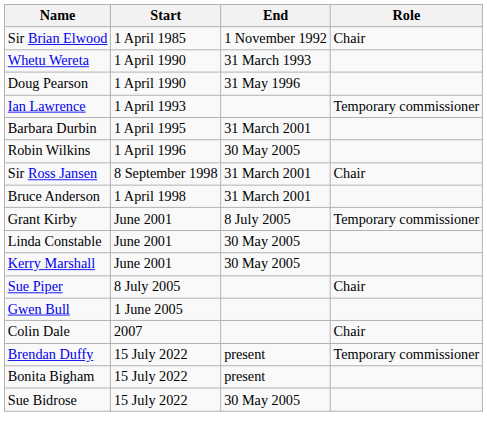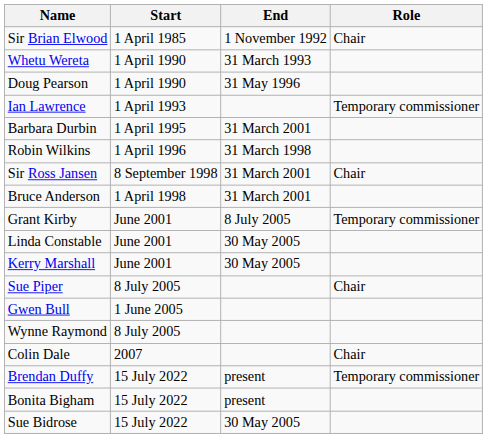(262, 151) 30 May 2005 -> (268, 151) 31 March 1998
+ row: (57, 331)
